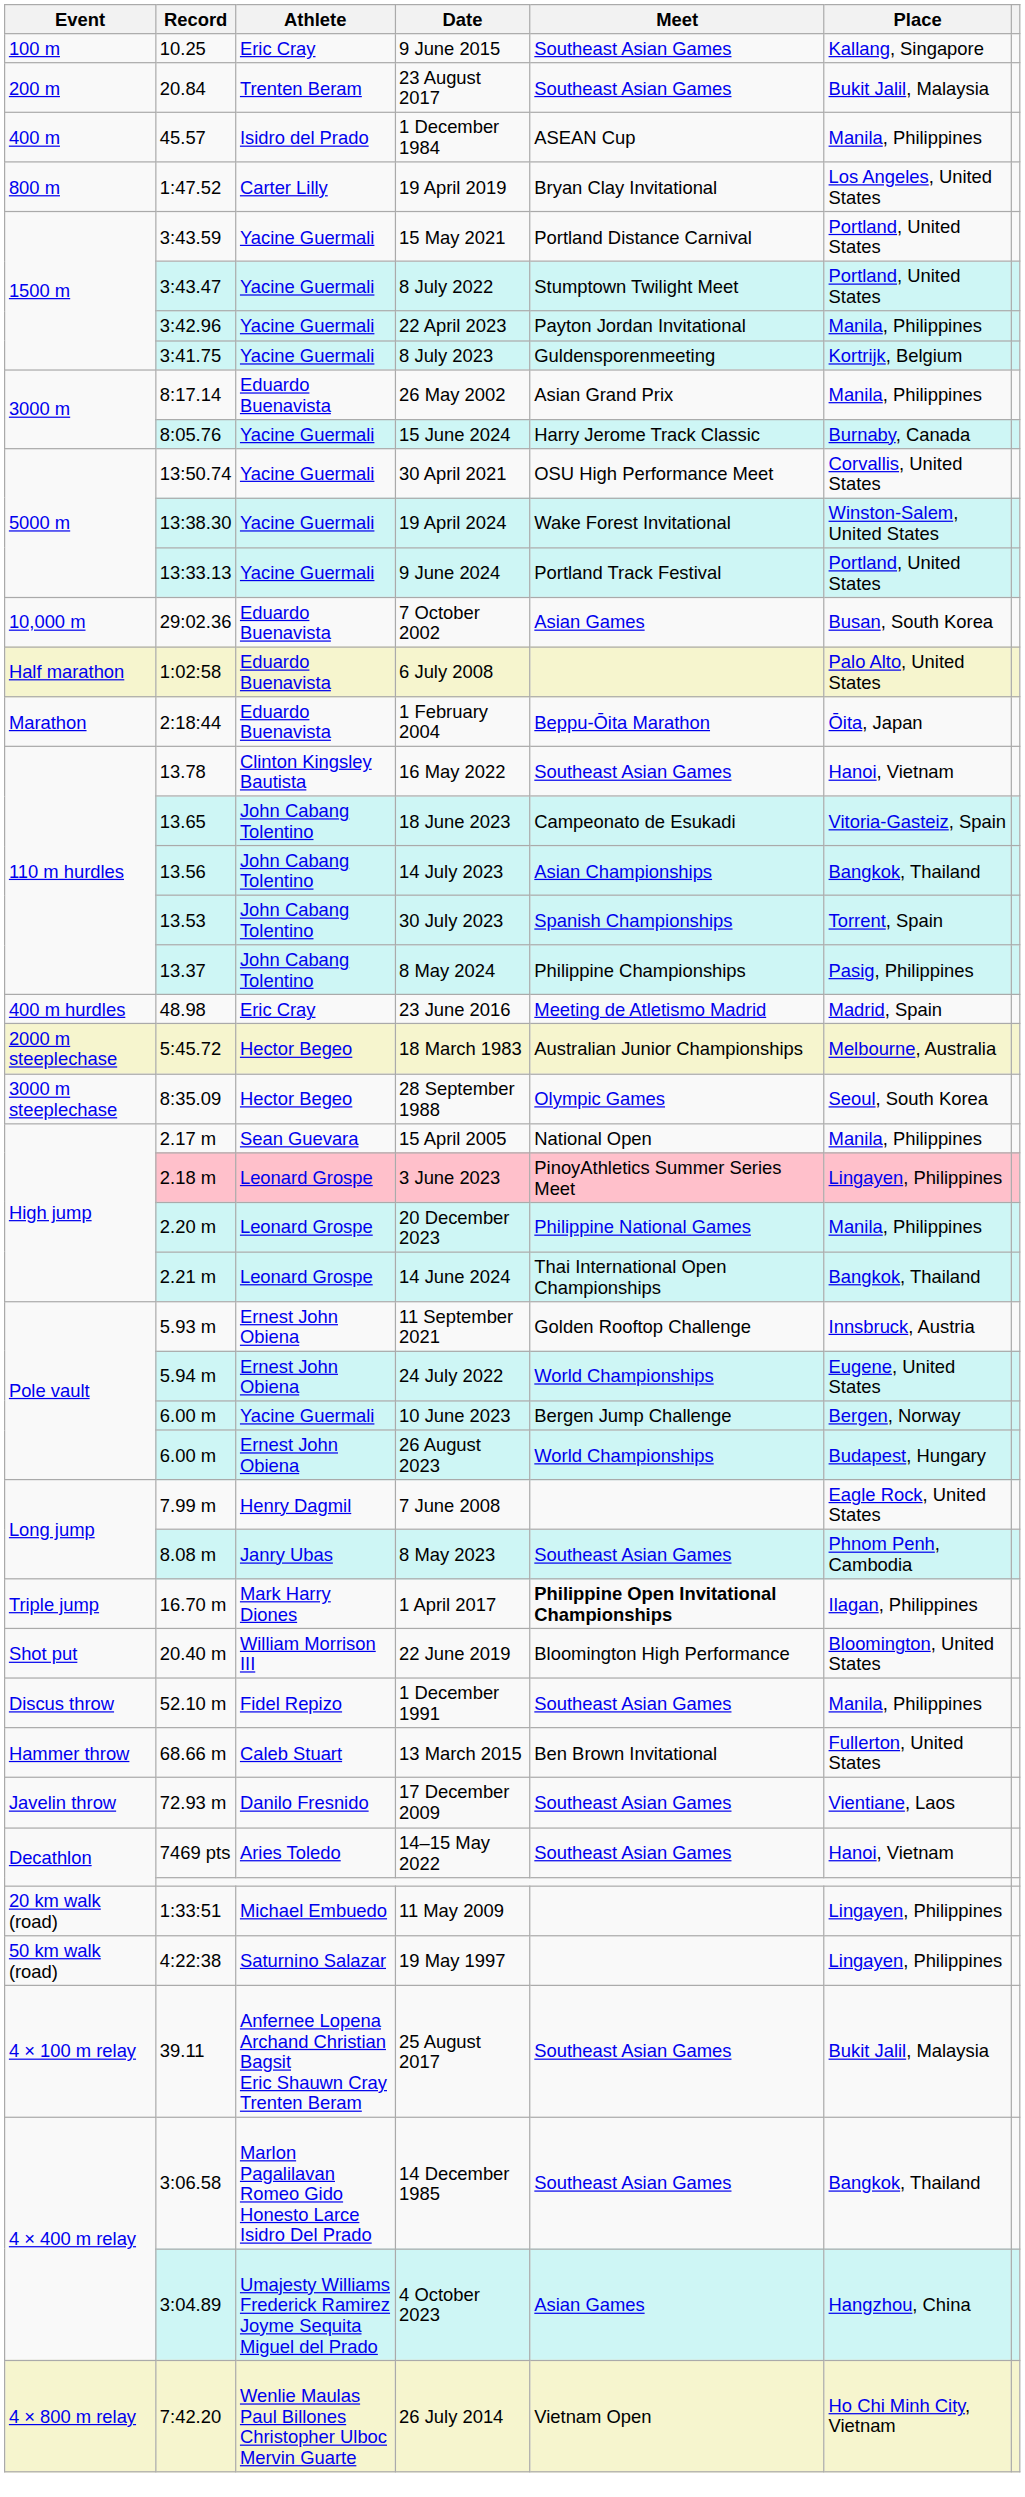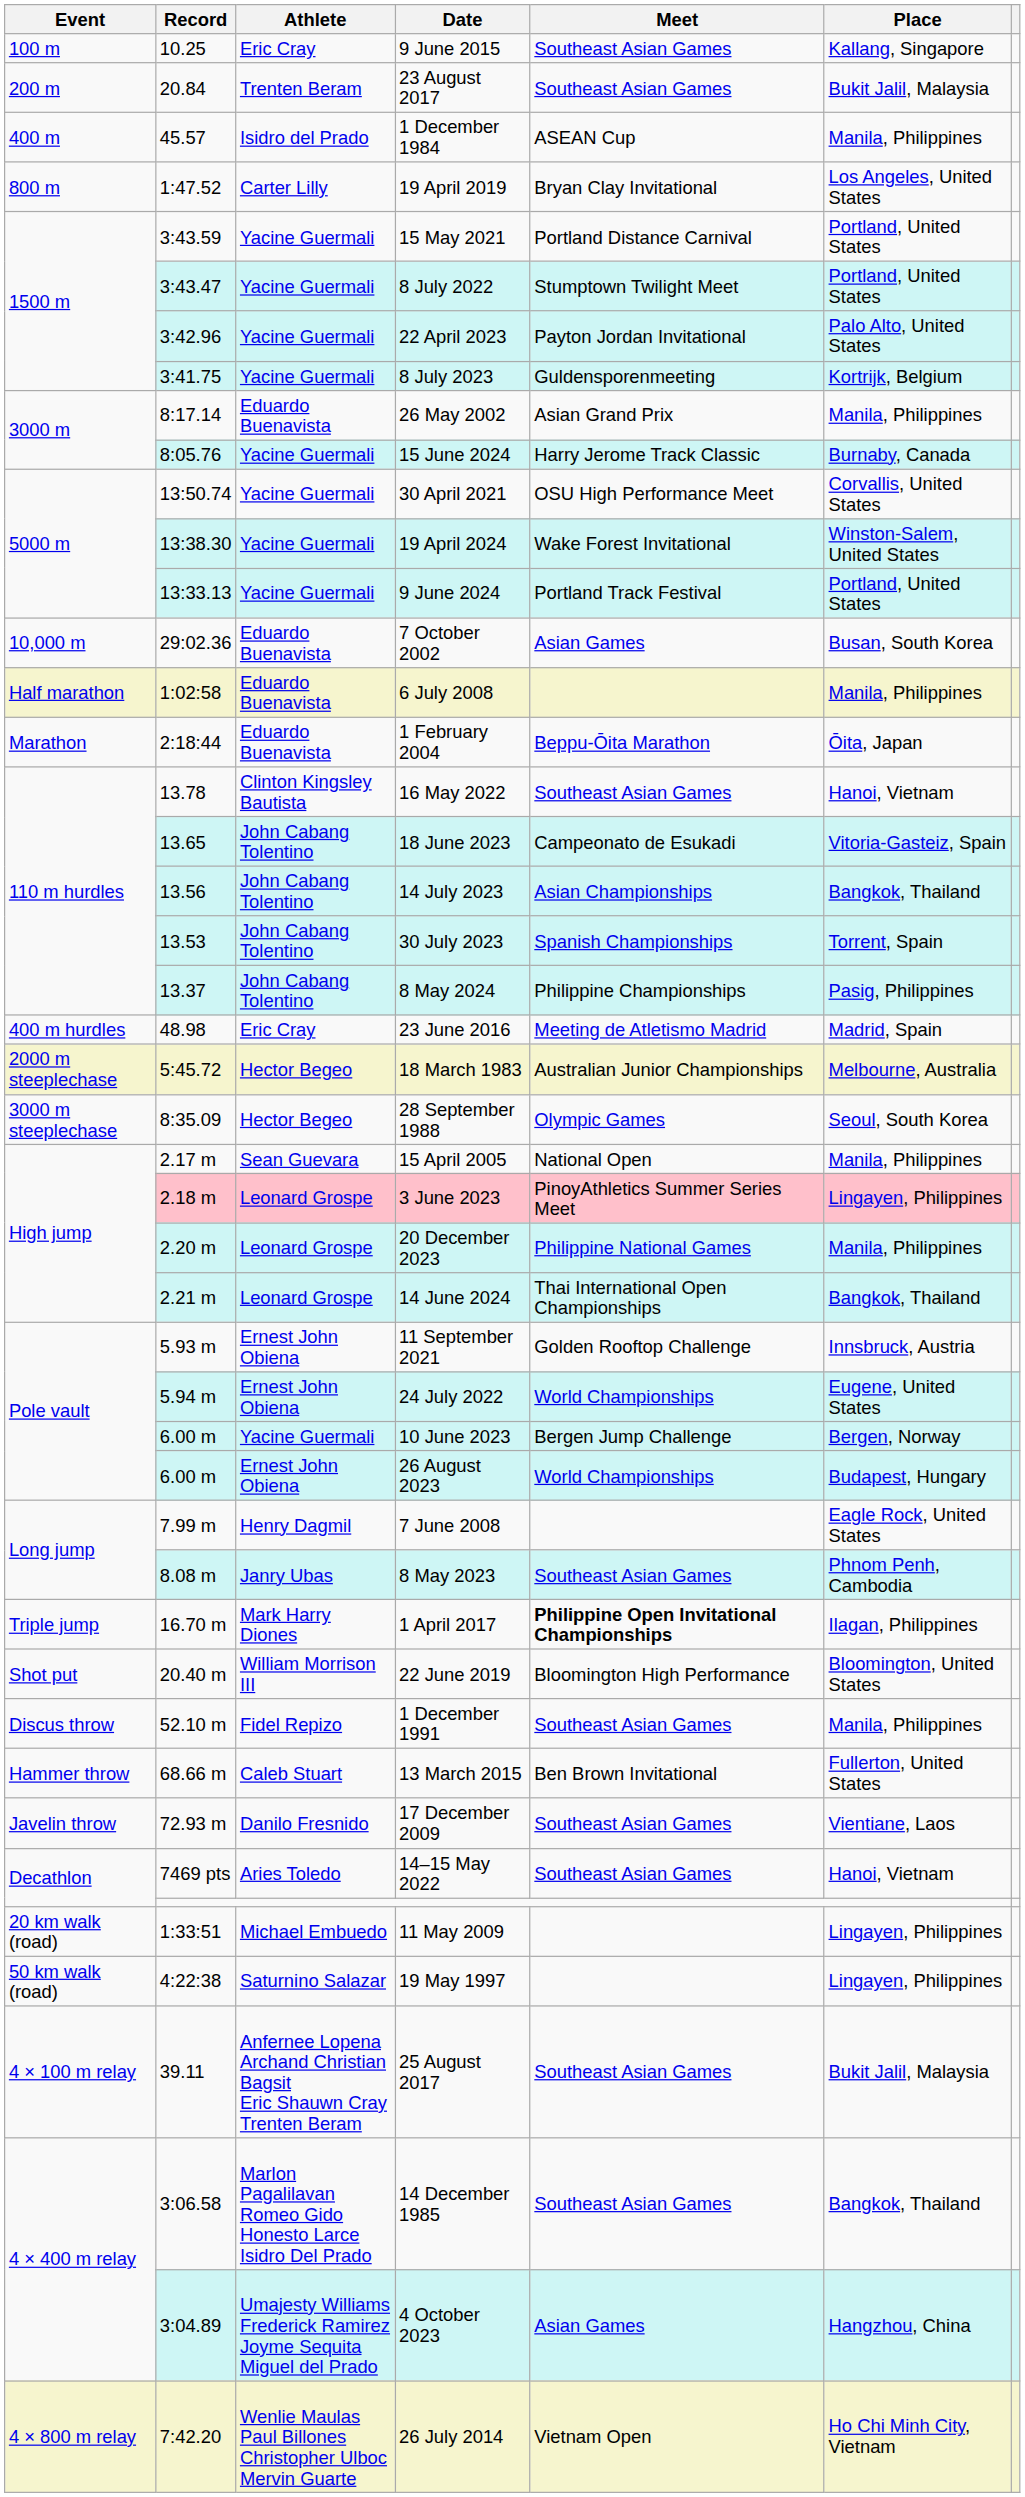(905, 326) Manila, Philippines -> (897, 336) Palo Alto, United States
(897, 672) Palo Alto, United States -> (905, 693) Manila, Philippines
